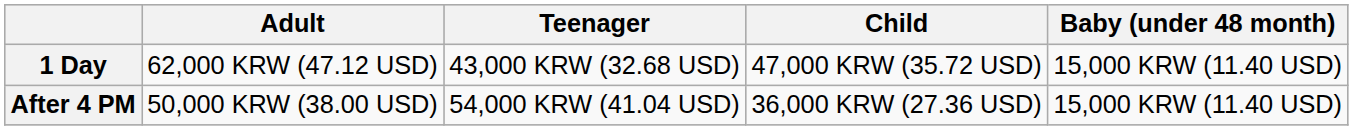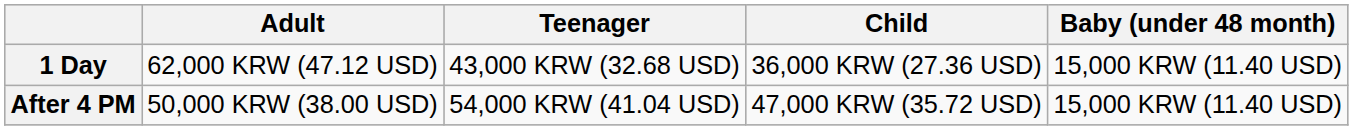(897, 64) 47,000 KRW (35.72 USD) -> (897, 64) 36,000 KRW (27.36 USD)
(897, 104) 36,000 KRW (27.36 USD) -> (897, 104) 47,000 KRW (35.72 USD)
